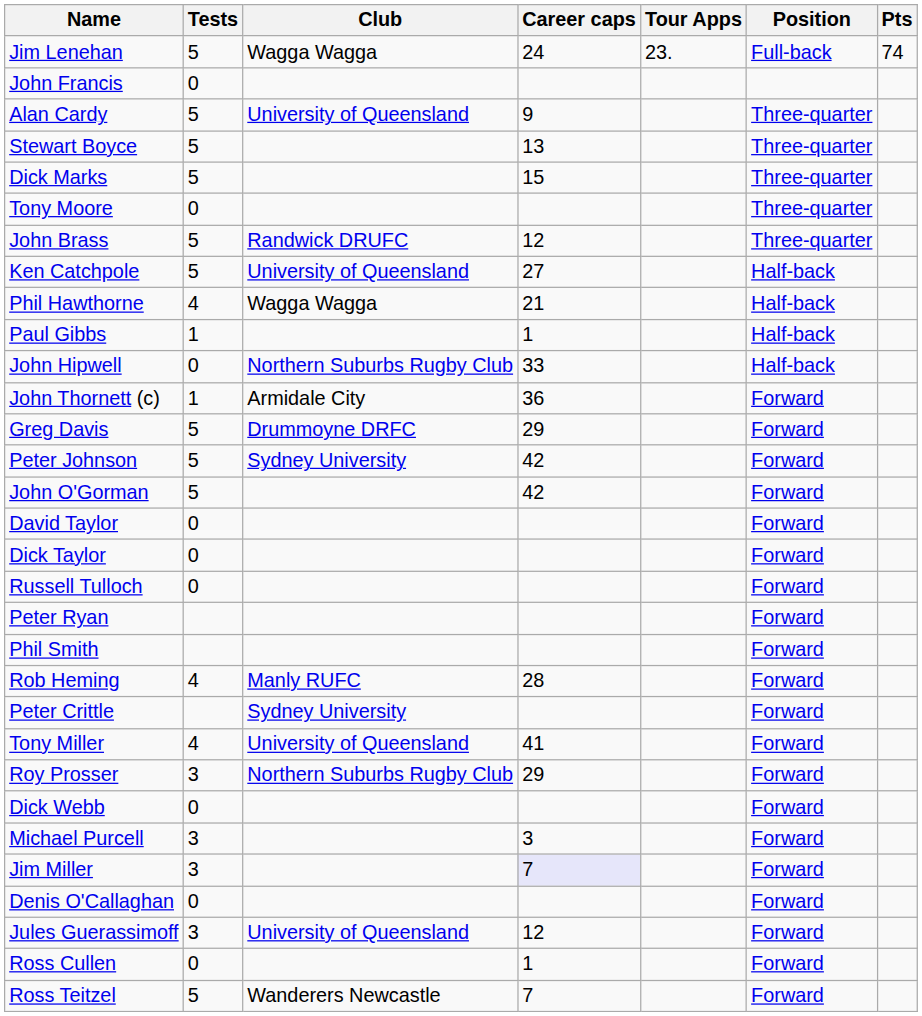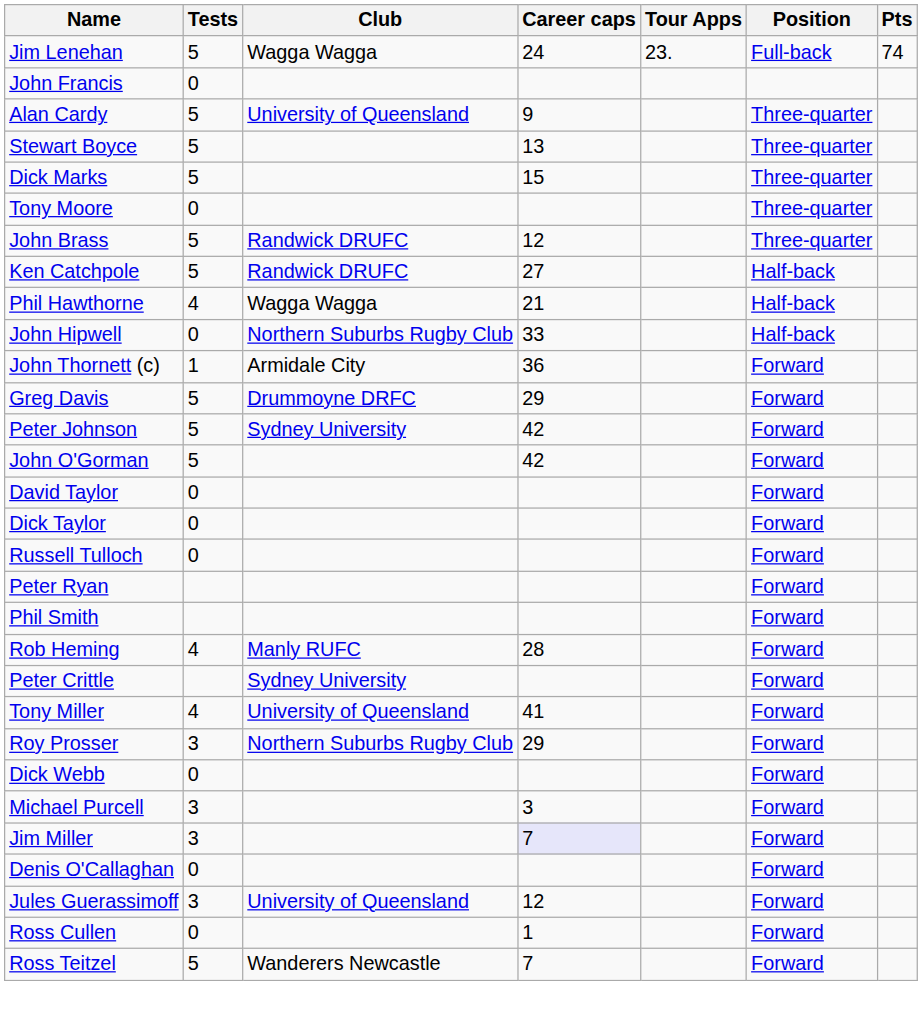(358, 271) University of Queensland -> (328, 271) Randwick DRUFC
- row: (58, 334)
